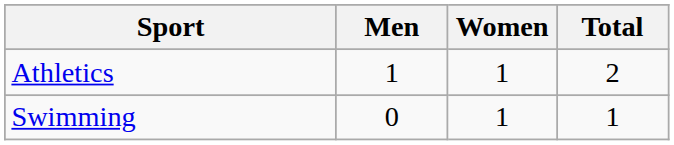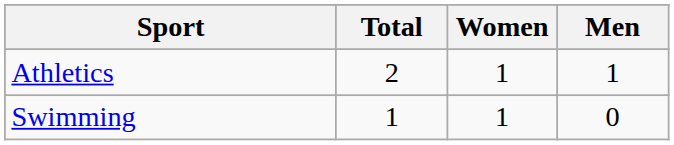columns swapped: (392, 26) <-> (613, 26)
